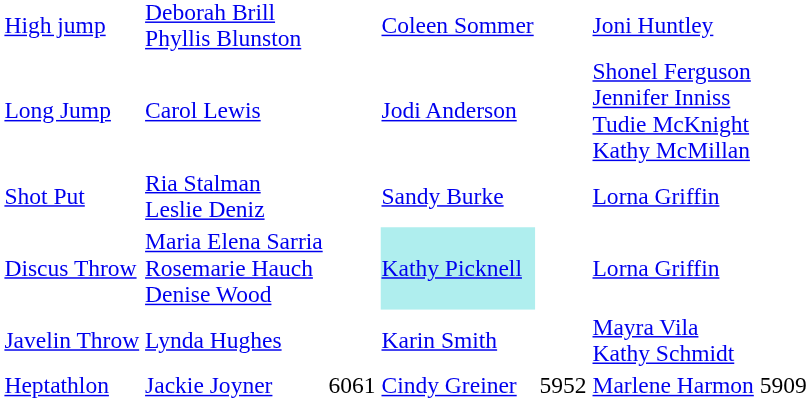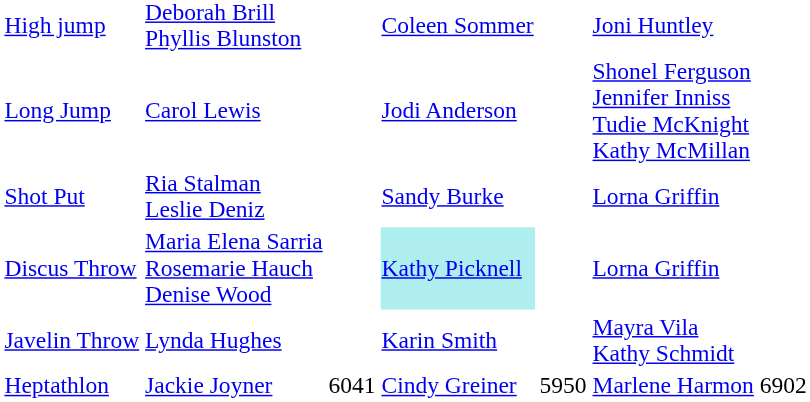(352, 385) 6061 -> (352, 385) 6041
(563, 385) 5952 -> (563, 385) 5950
(783, 385) 5909 -> (783, 385) 6902
